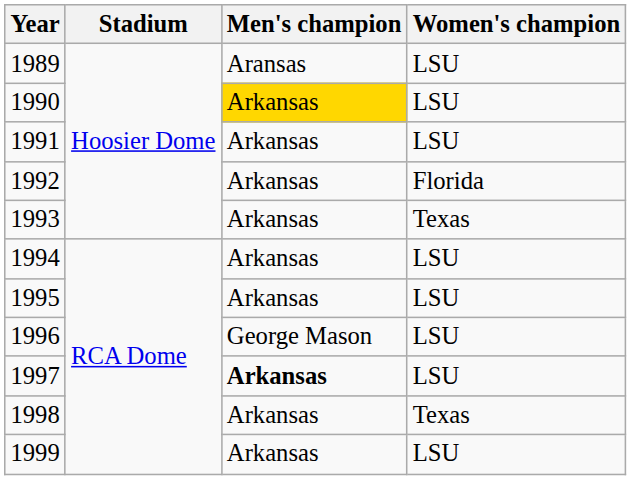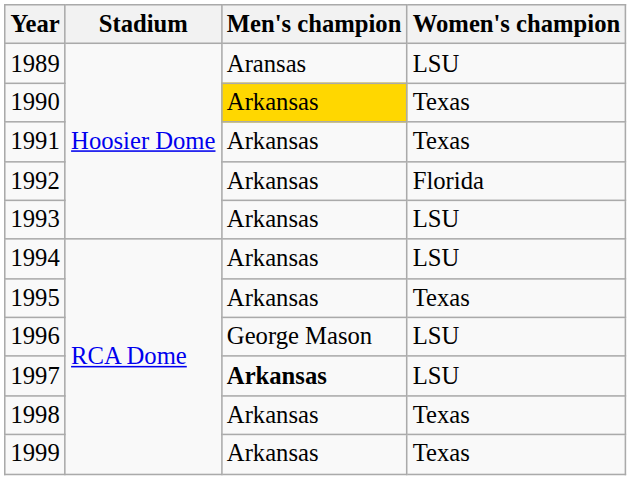(436, 102) LSU -> (441, 102) Texas
(436, 141) LSU -> (441, 141) Texas
(441, 219) Texas -> (436, 219) LSU
(436, 297) LSU -> (441, 297) Texas
(436, 453) LSU -> (441, 453) Texas
